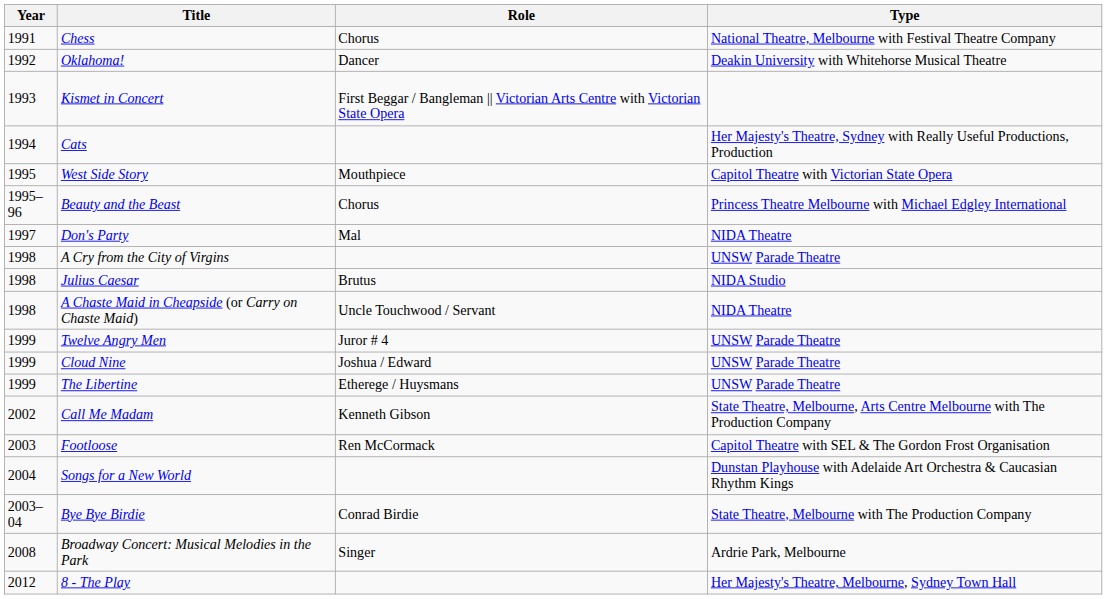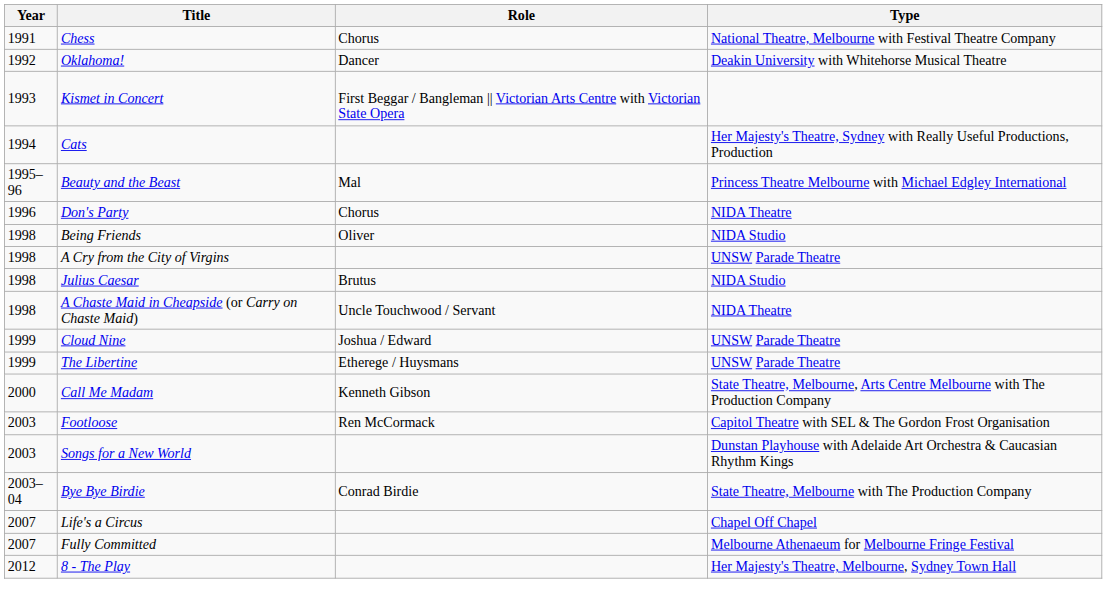- row: (104, 174)
(359, 205) Chorus -> (350, 182) Mal
(22, 235) 1997 -> (22, 213) 1996
(350, 235) Mal -> (359, 213) Chorus
+ row: (101, 235)
- row: (113, 340)
(22, 415) 2002 -> (22, 393) 2000
(22, 475) 2004 -> (22, 453) 2003
+ row: (102, 521)
+ row: (108, 544)
- row: (186, 552)
